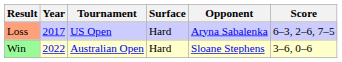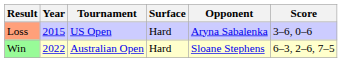(54, 31) 2017 -> (54, 31) 2015
(304, 31) 6–3, 2–6, 7–5 -> (292, 31) 3–6, 0–6
(292, 48) 3–6, 0–6 -> (304, 48) 6–3, 2–6, 7–5
